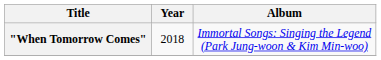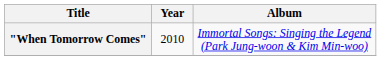(172, 39) 2018 -> (172, 39) 2010
